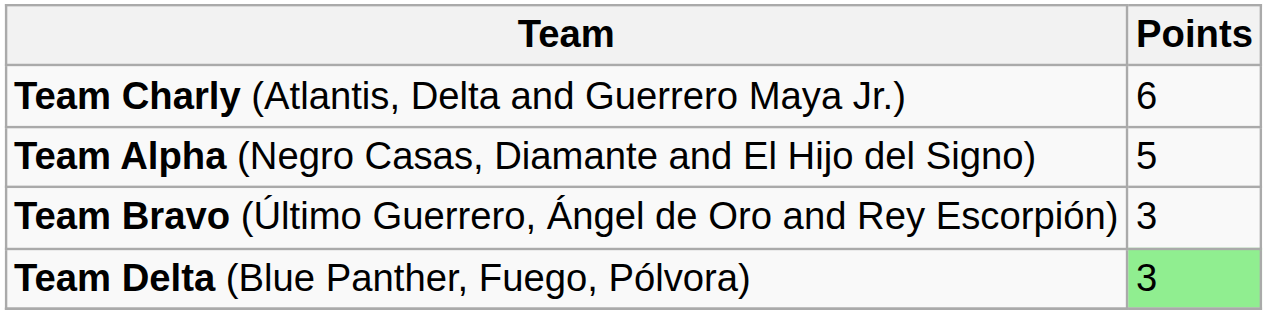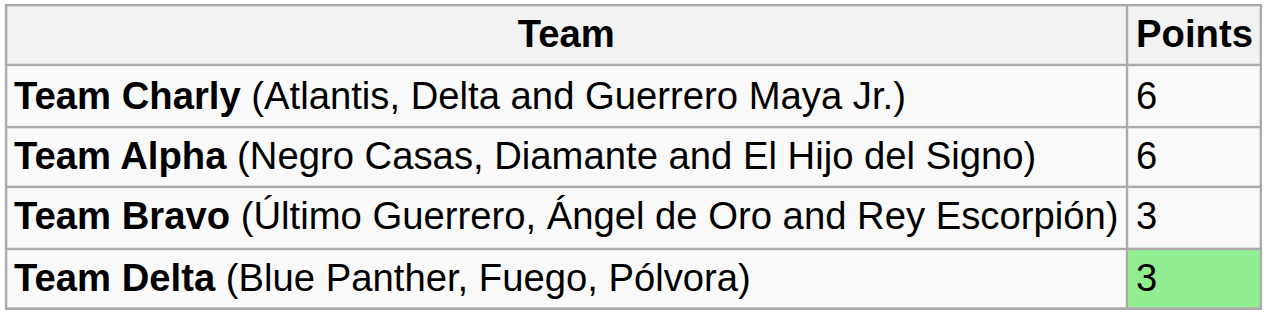(1147, 156) 5 -> (1147, 156) 6
